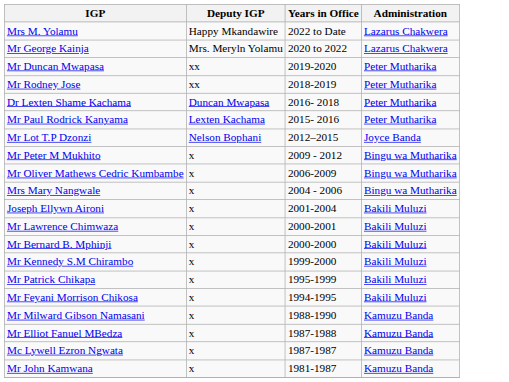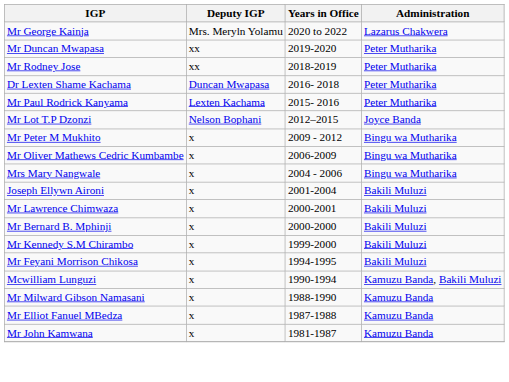- row: (42, 31)
- row: (51, 279)
+ row: (52, 279)
- row: (65, 350)
